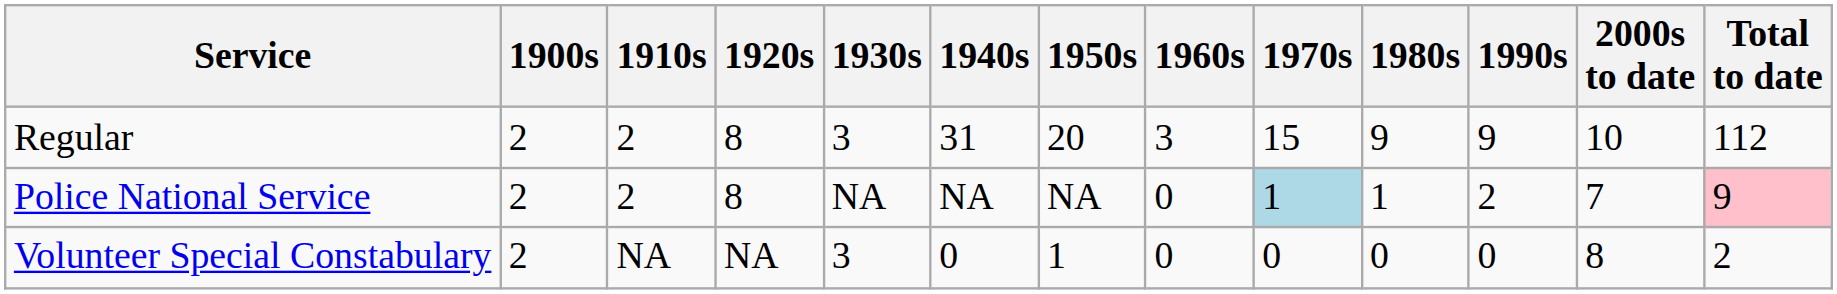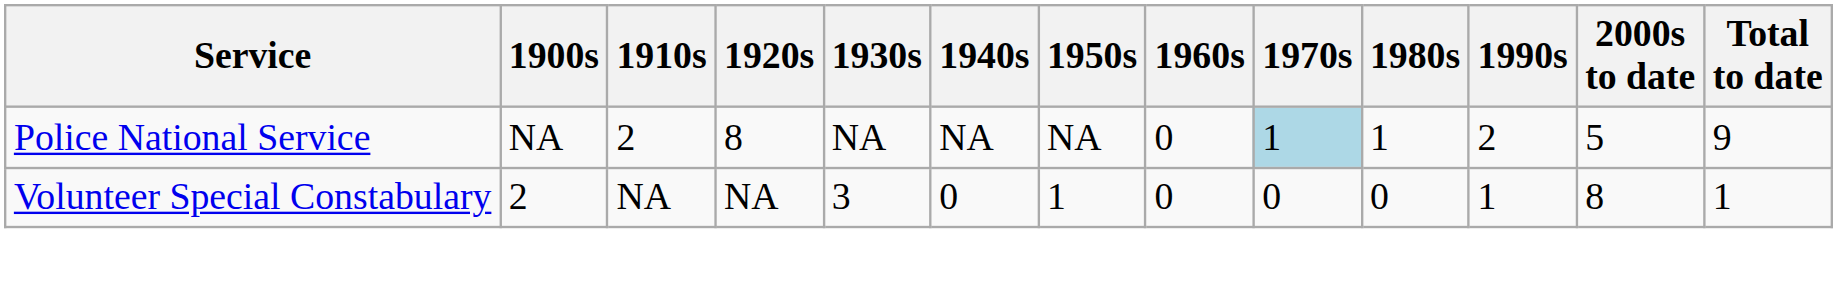- row: (74, 136)
(518, 196) 2 -> (536, 136) NA
(1595, 196) 7 -> (1595, 136) 5
(1722, 196) pink background -> (1722, 136) no background
(1487, 256) 0 -> (1487, 196) 1
(1722, 256) 2 -> (1722, 196) 1
